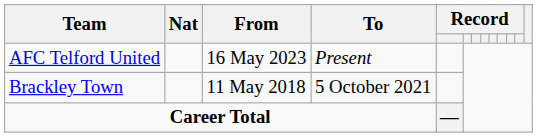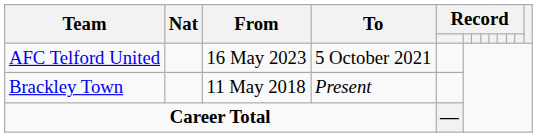(343, 57) Present -> (373, 57) 5 October 2021
(373, 87) 5 October 2021 -> (343, 87) Present
